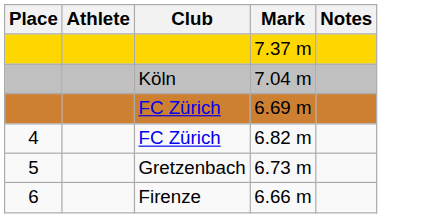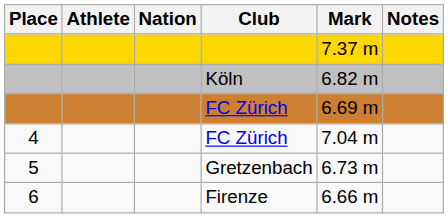+ column: (168, 19)
(283, 78) 7.04 m -> (350, 78) 6.82 m
(283, 138) 6.82 m -> (350, 138) 7.04 m
